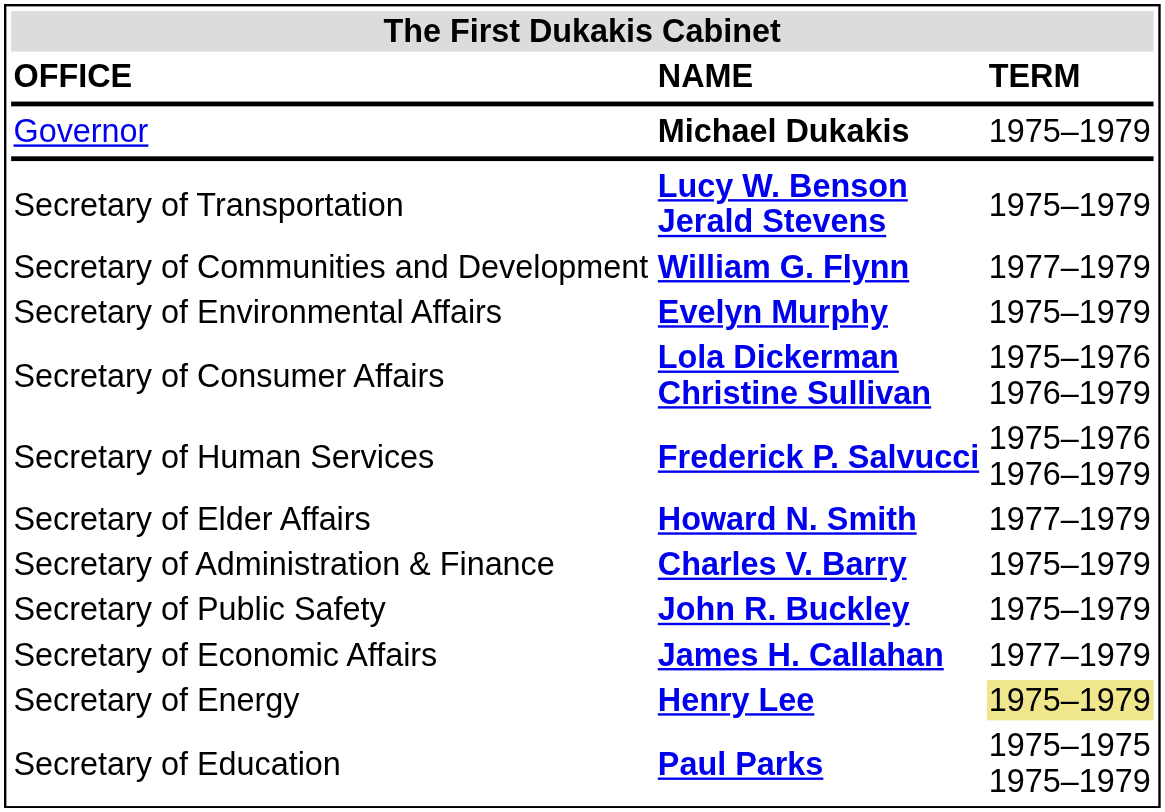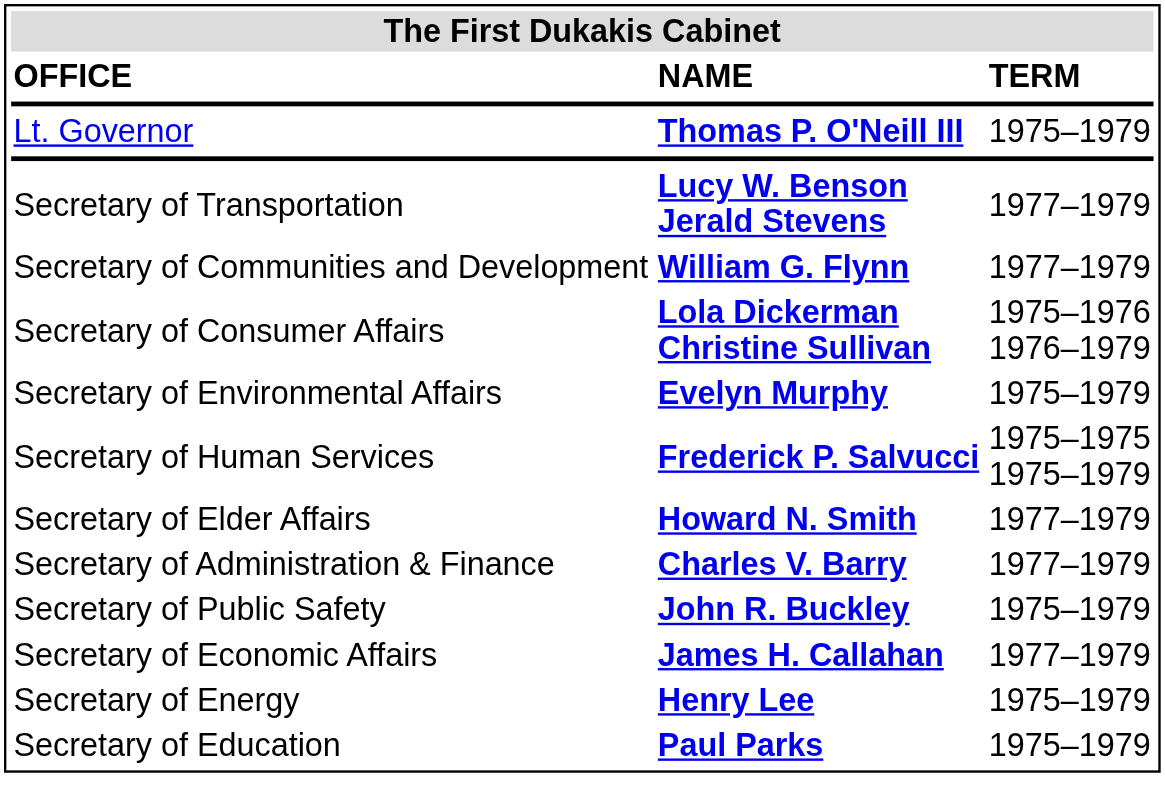- row: (81, 131)
+ row: (103, 131)
(1070, 204) 1975–1979 -> (1070, 204) 1977–1979
rows swapped: (258, 312) <-> (229, 375)
(1070, 456) 1975–1976 1976–1979 -> (1070, 456) 1975–1975 1975–1979
(1070, 564) 1975–1979 -> (1070, 564) 1977–1979
(1070, 700) khaki background -> (1070, 700) no background
(1070, 763) 1975–1975 1975–1979 -> (1070, 745) 1975–1979
